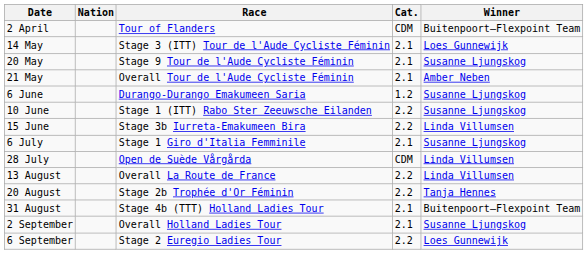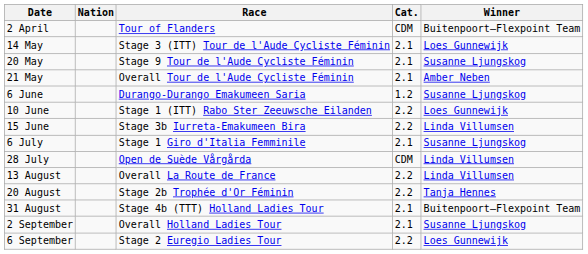(475, 110) Susanne Ljungskog -> (466, 110) Loes Gunnewijk
